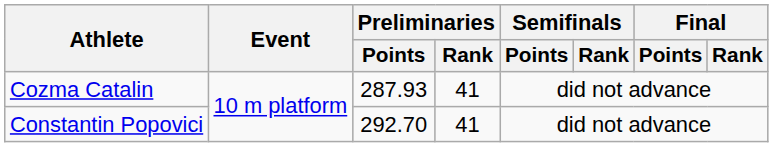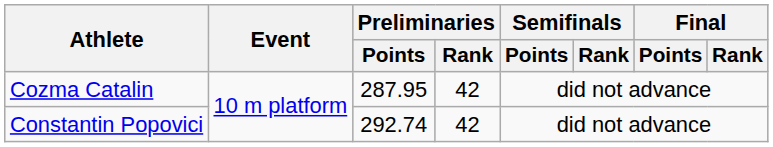(394, 90) 287.93 -> (394, 90) 287.95
(468, 90) 41 -> (468, 90) 42
(394, 124) 292.70 -> (394, 124) 292.74
(468, 124) 41 -> (468, 124) 42
